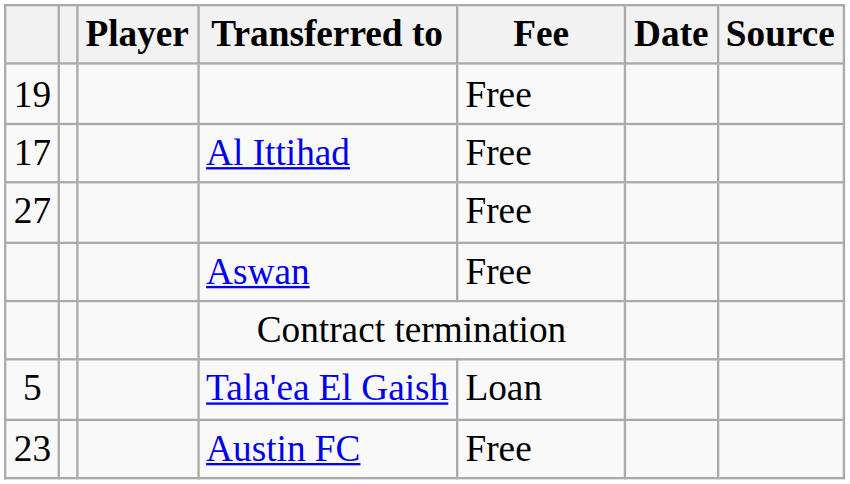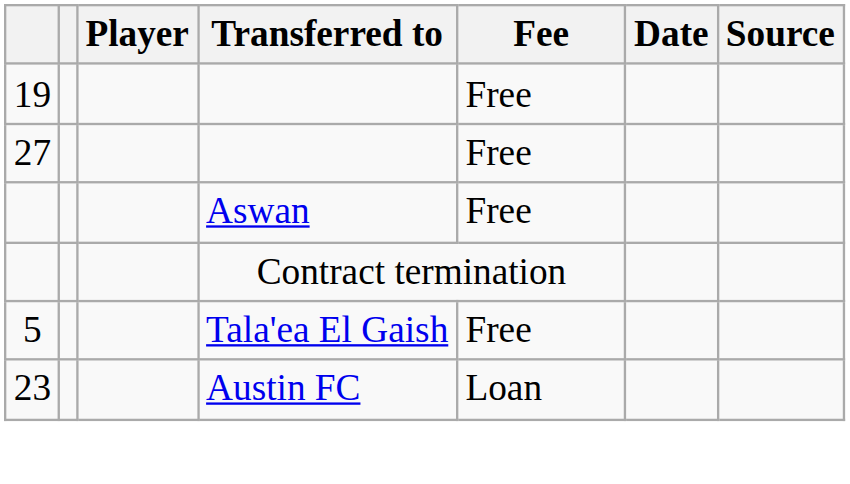- row: (32, 152)
(504, 388) Loan -> (499, 329) Free
(499, 447) Free -> (504, 388) Loan
